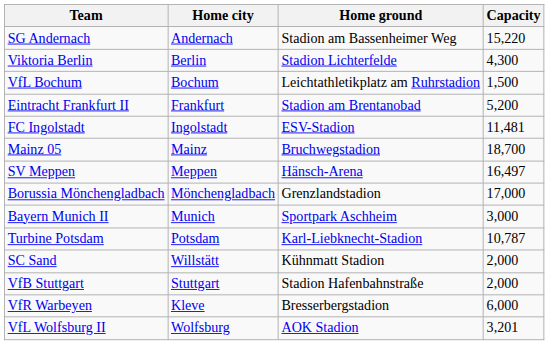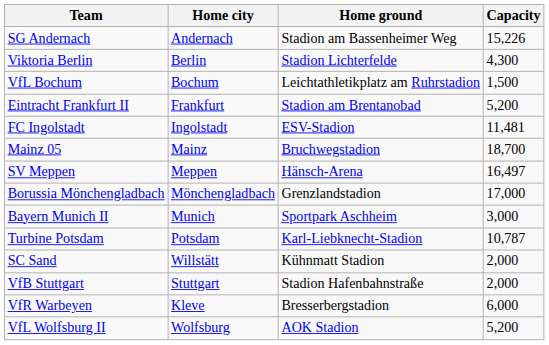(506, 37) 15,220 -> (506, 37) 15,226
(502, 328) 3,201 -> (502, 328) 5,200
